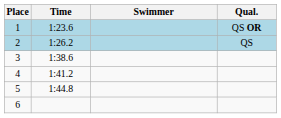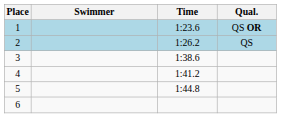columns swapped: (154, 12) <-> (61, 12)
